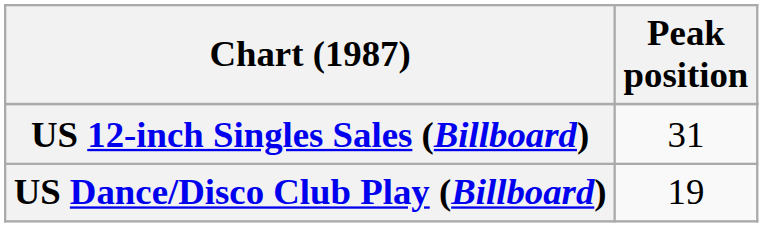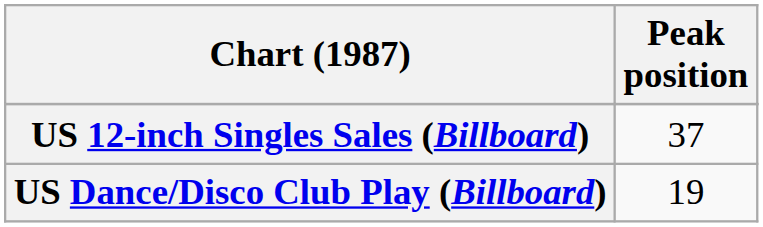(686, 133) 31 -> (686, 133) 37
